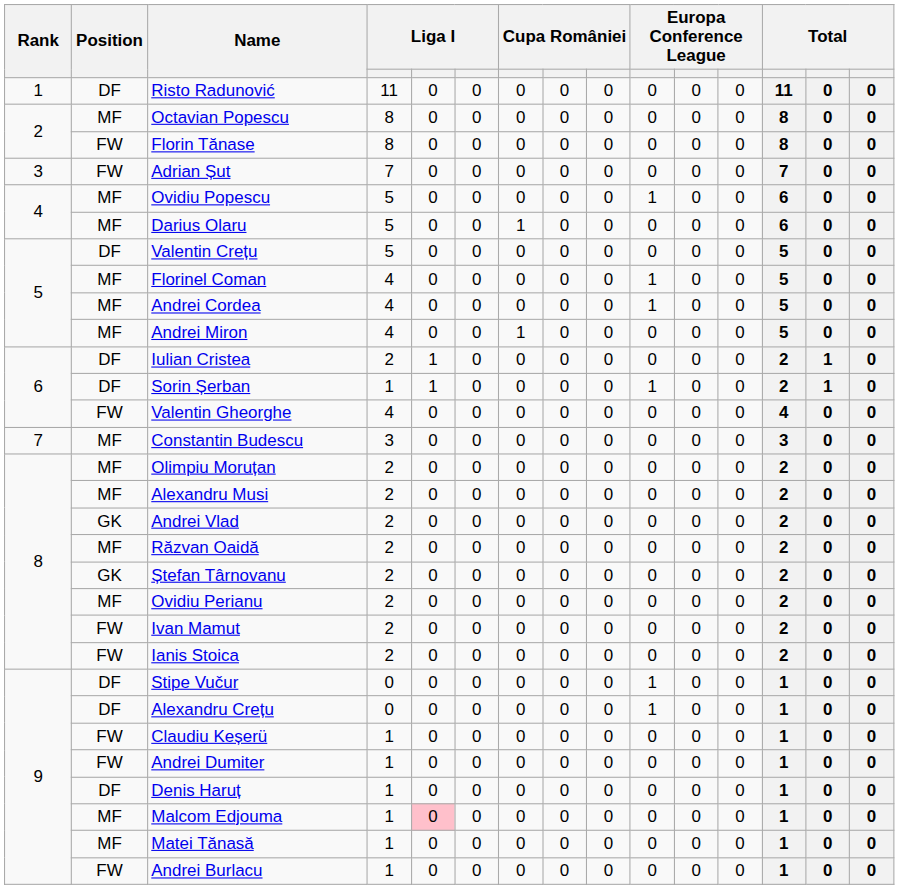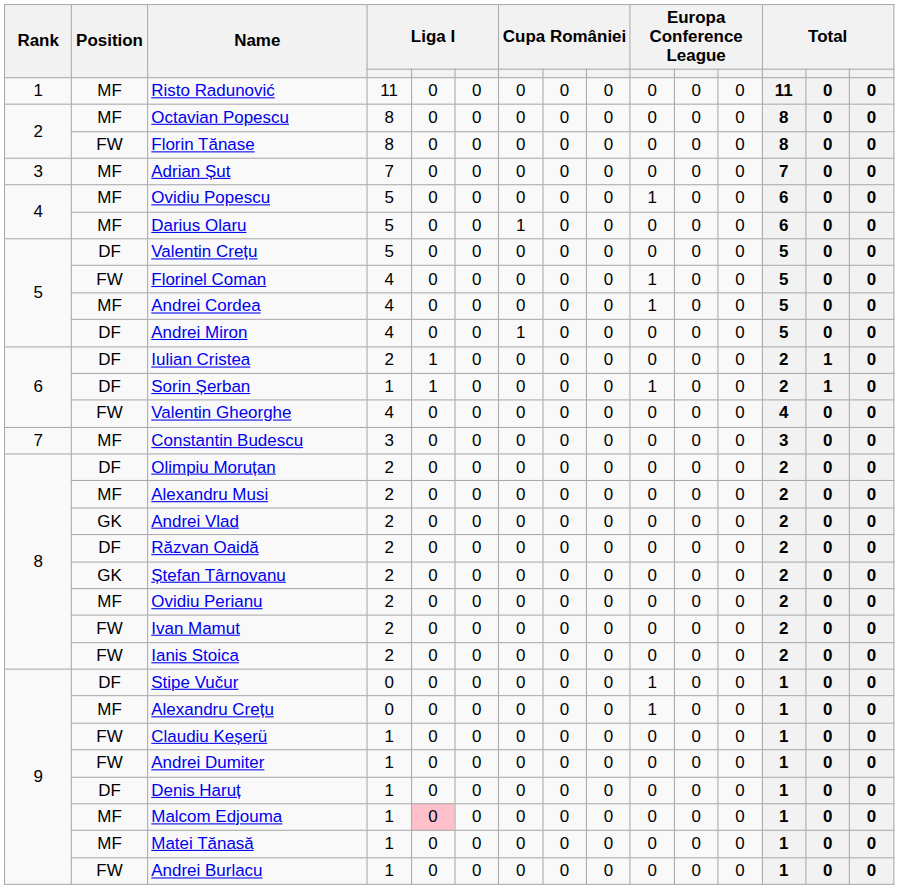(110, 90) DF -> (110, 90) MF
(110, 171) FW -> (110, 171) MF
(110, 279) MF -> (110, 279) FW
(110, 332) MF -> (110, 332) DF
(110, 467) MF -> (110, 467) DF
(110, 548) MF -> (110, 548) DF
(110, 709) DF -> (110, 709) MF
